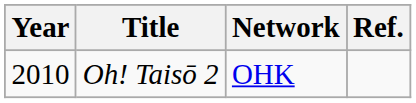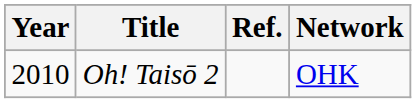columns swapped: (286, 27) <-> (378, 27)
